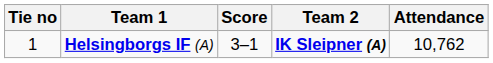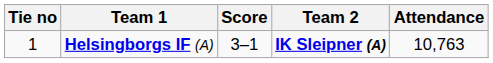(439, 44) 10,762 -> (439, 44) 10,763
